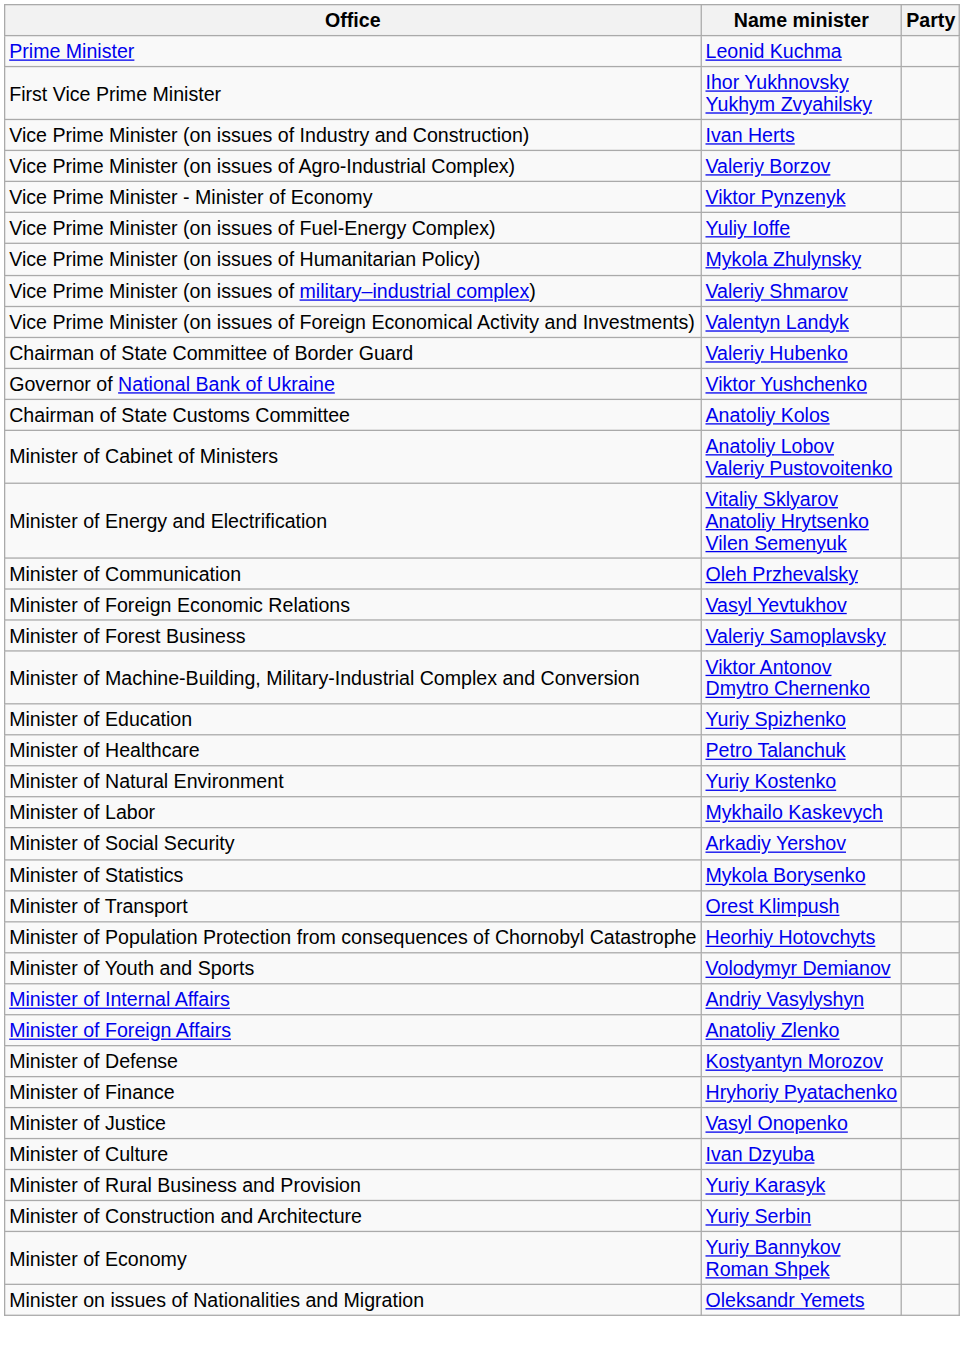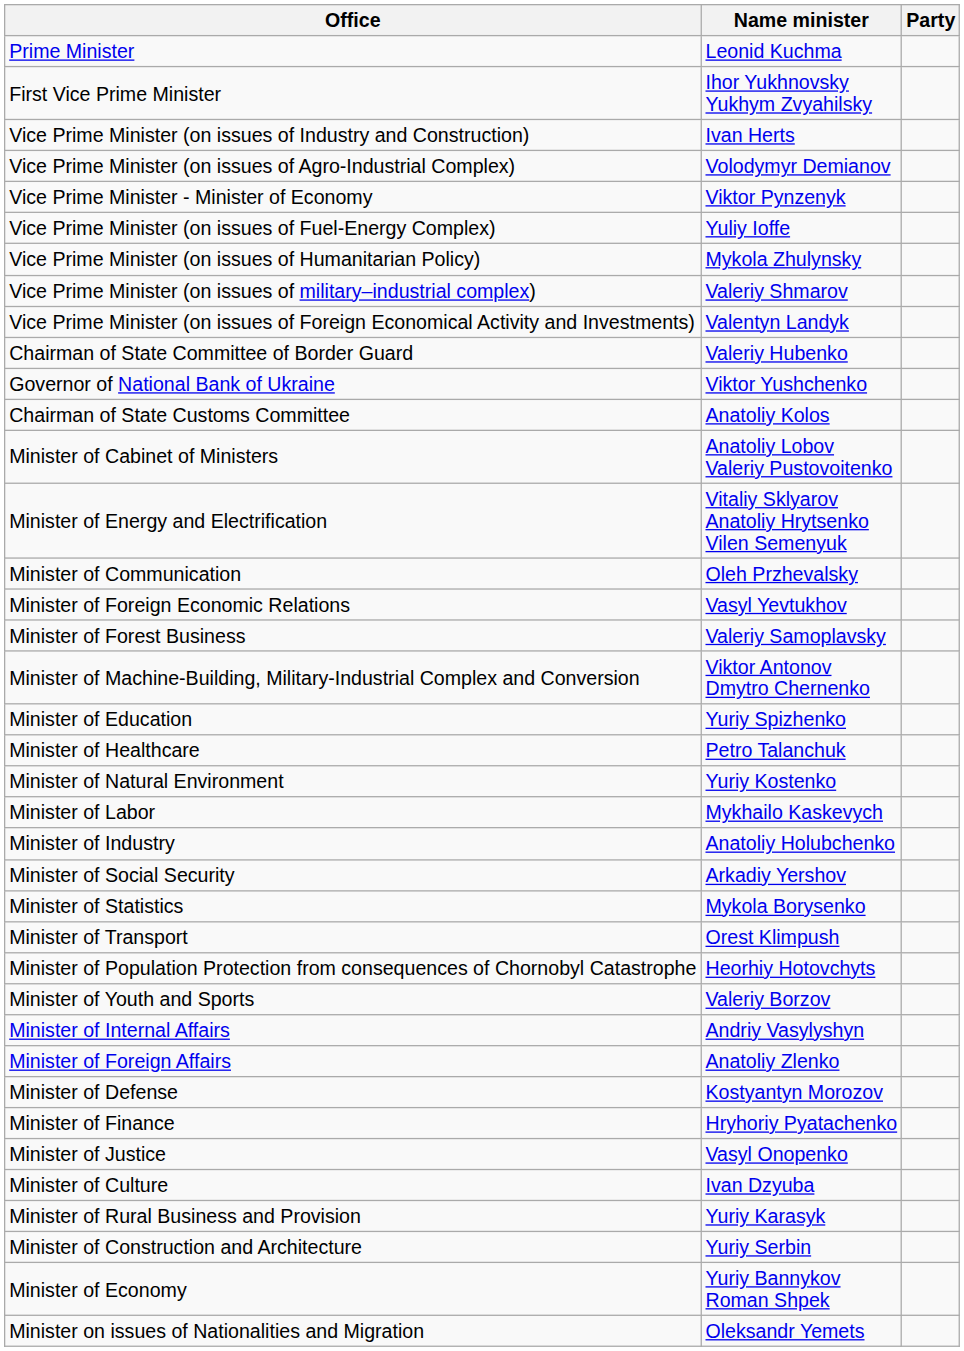(768, 166) Valeriy Borzov -> (798, 166) Volodymyr Demianov
+ row: (92, 844)
(798, 968) Volodymyr Demianov -> (768, 999) Valeriy Borzov
